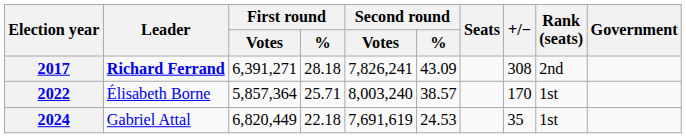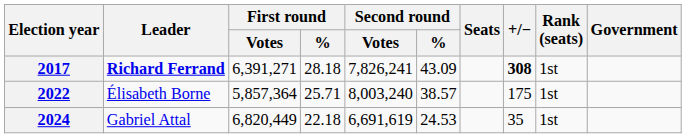(520, 68) normal -> (520, 68) bold
(551, 68) 2nd -> (549, 68) 1st
(520, 94) 170 -> (520, 94) 175
(380, 119) 7,691,619 -> (380, 119) 6,691,619
